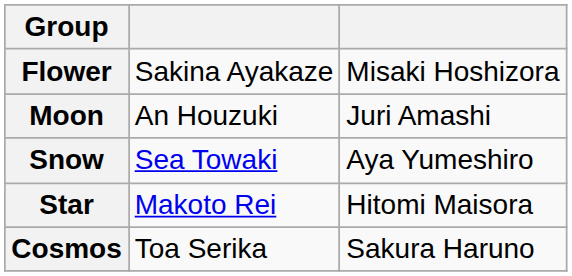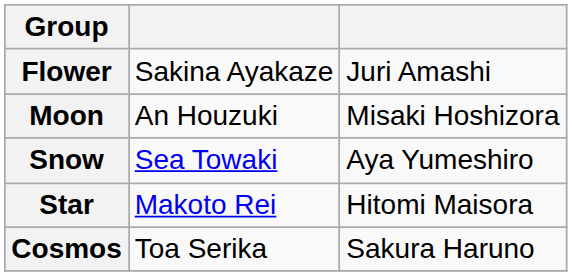(453, 71) Misaki Hoshizora -> (419, 71) Juri Amashi
(419, 115) Juri Amashi -> (453, 115) Misaki Hoshizora
